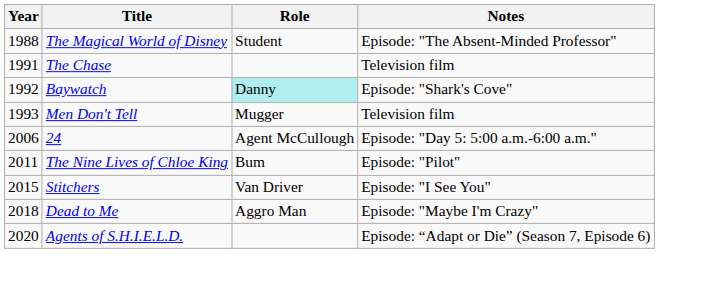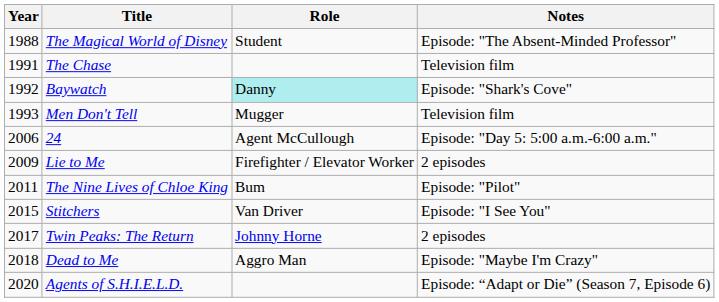+ row: (75, 162)
+ row: (120, 235)
